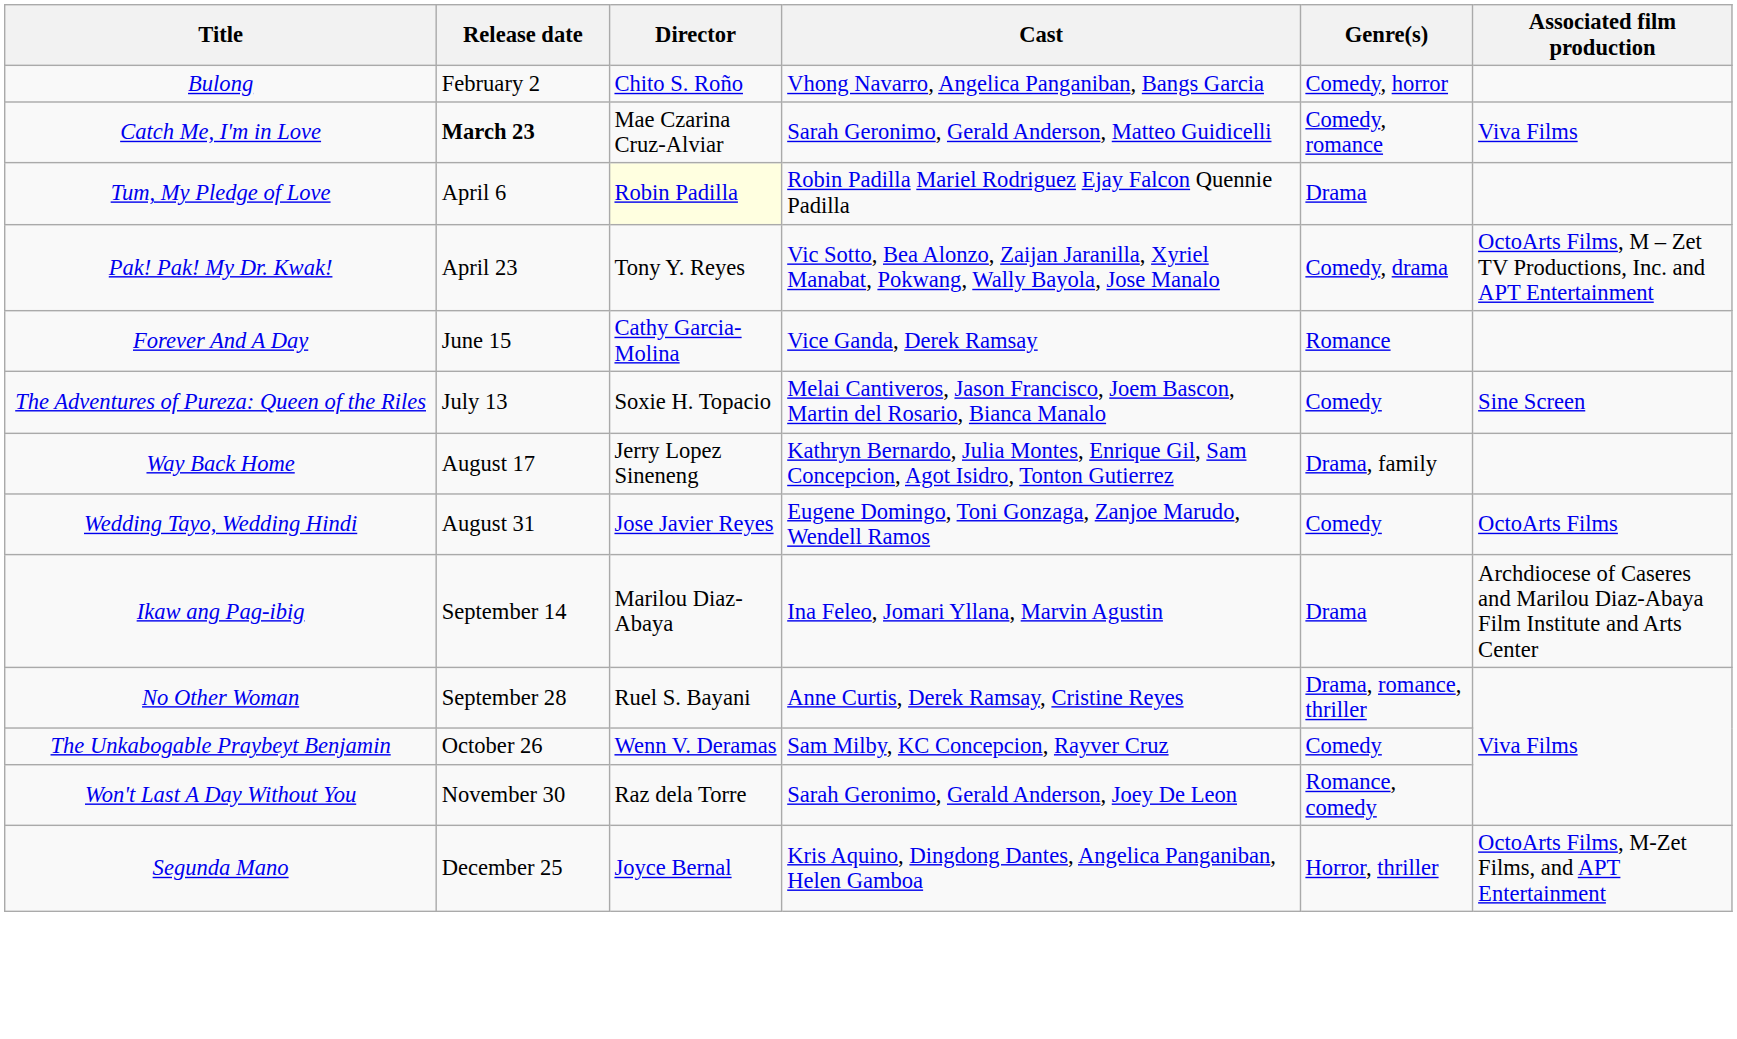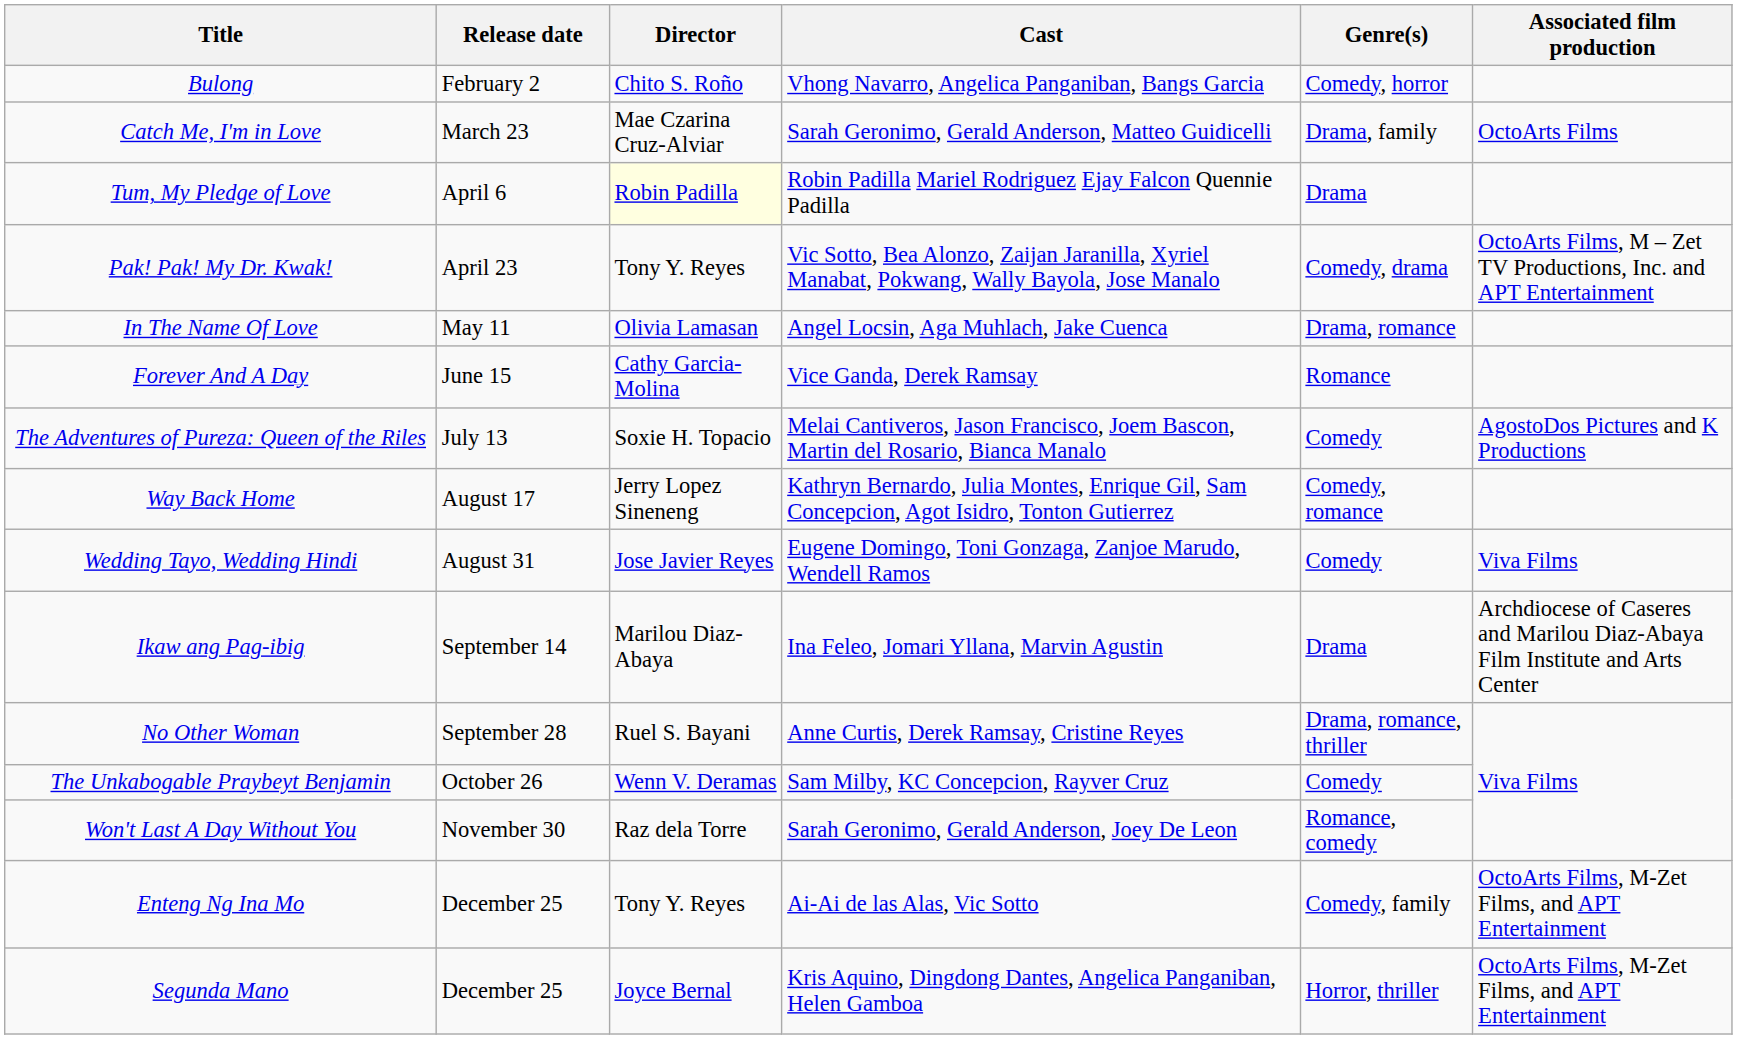(488, 132) bold -> (485, 132) normal
(1346, 132) Comedy, romance -> (1371, 132) Drama, family
(1528, 132) Viva Films -> (1548, 132) OctoArts Films
+ row: (221, 328)
(1532, 402) Sine Screen -> (1598, 437) AgostoDos Pictures and K Productions
(1371, 463) Drama, family -> (1346, 498) Comedy, romance
(1548, 524) OctoArts Films -> (1528, 560) Viva Films
+ row: (221, 903)
